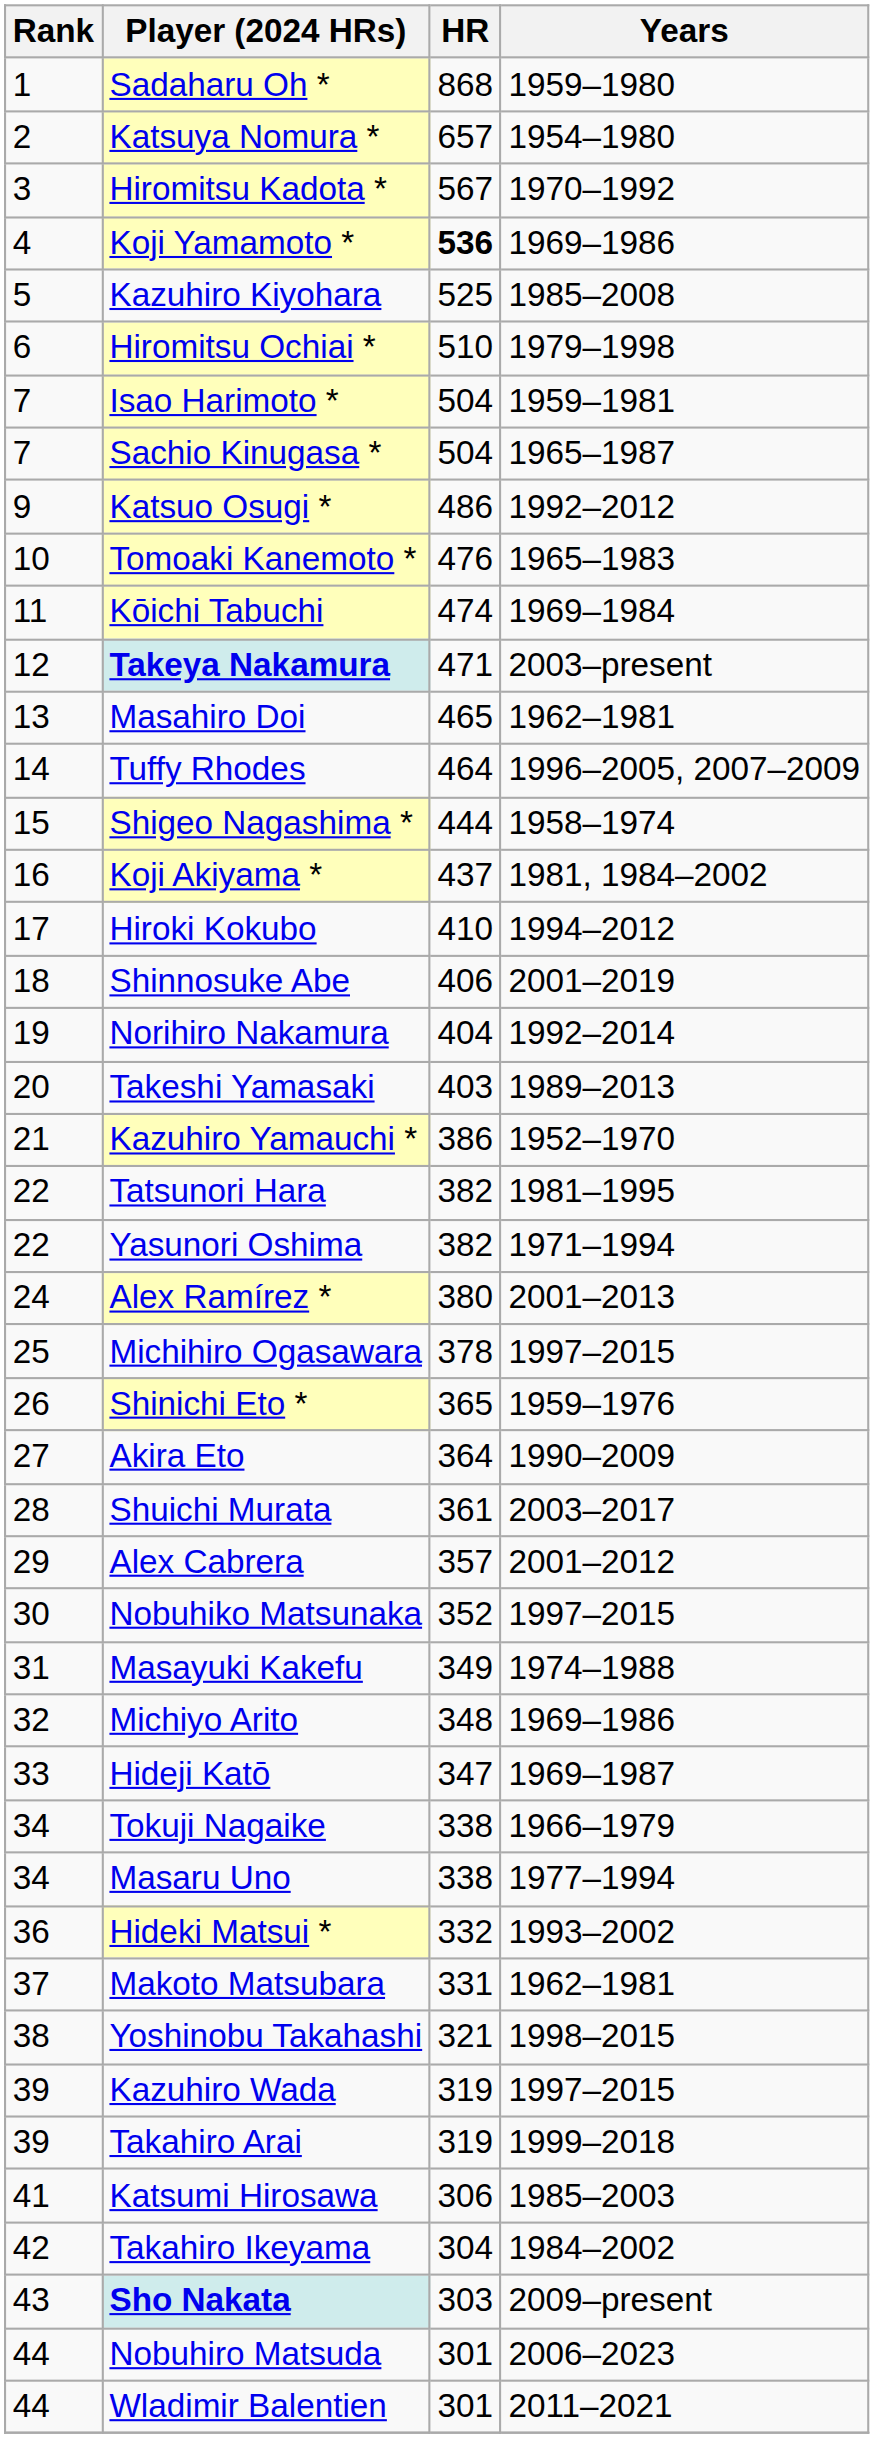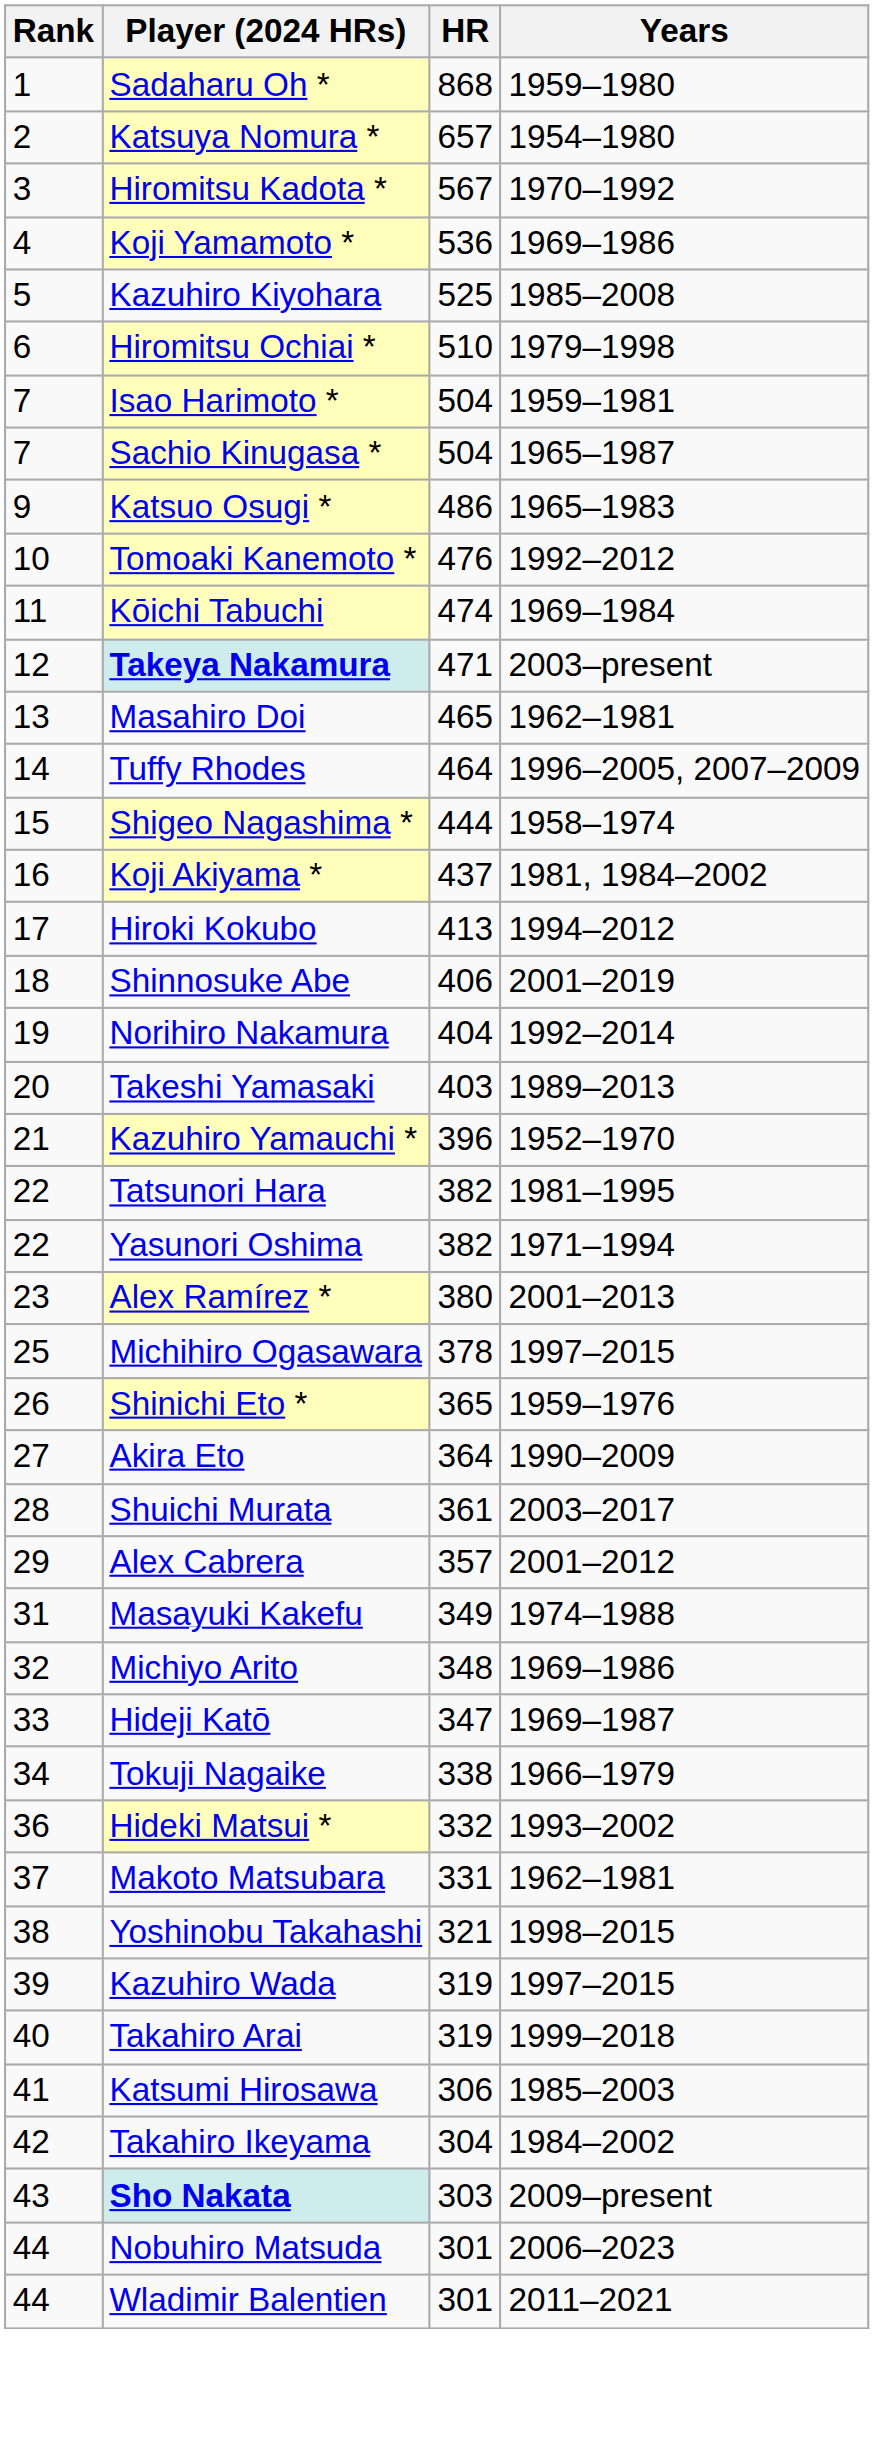(465, 242) bold -> (465, 242) normal
(592, 506) 1992–2012 -> (592, 506) 1965–1983
(592, 558) 1965–1983 -> (592, 558) 1992–2012
(465, 928) 410 -> (465, 928) 413
(465, 1139) 386 -> (465, 1139) 396
(31, 1297) 24 -> (31, 1297) 23
- row: (266, 1614)
- row: (200, 1878)
(31, 2142) 39 -> (31, 2036) 40
